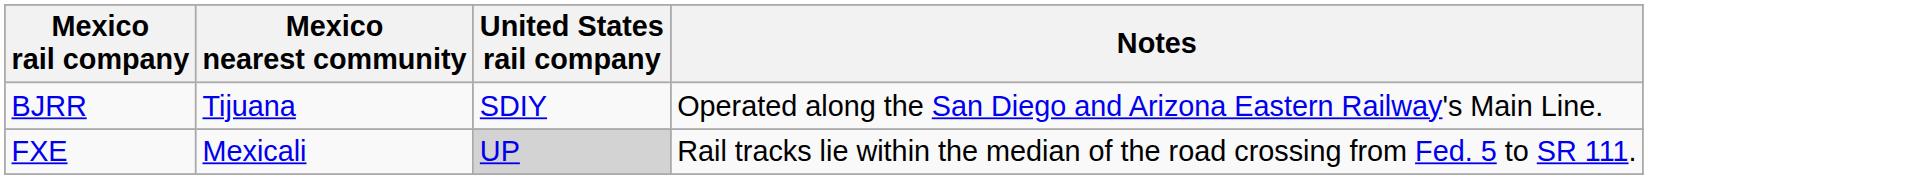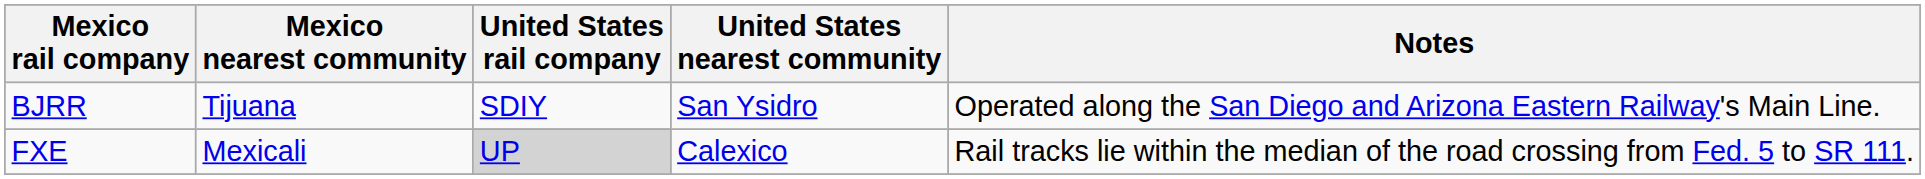+ column: (809, 43)
